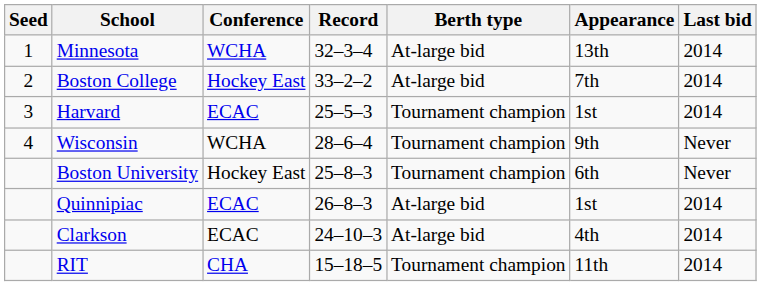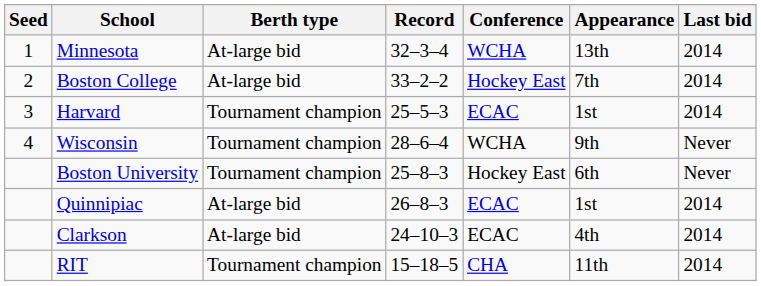columns swapped: (256, 19) <-> (478, 19)
